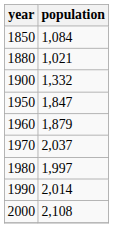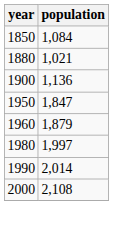(57, 80) 1,332 -> (57, 80) 1,136
- row: (21, 146)
